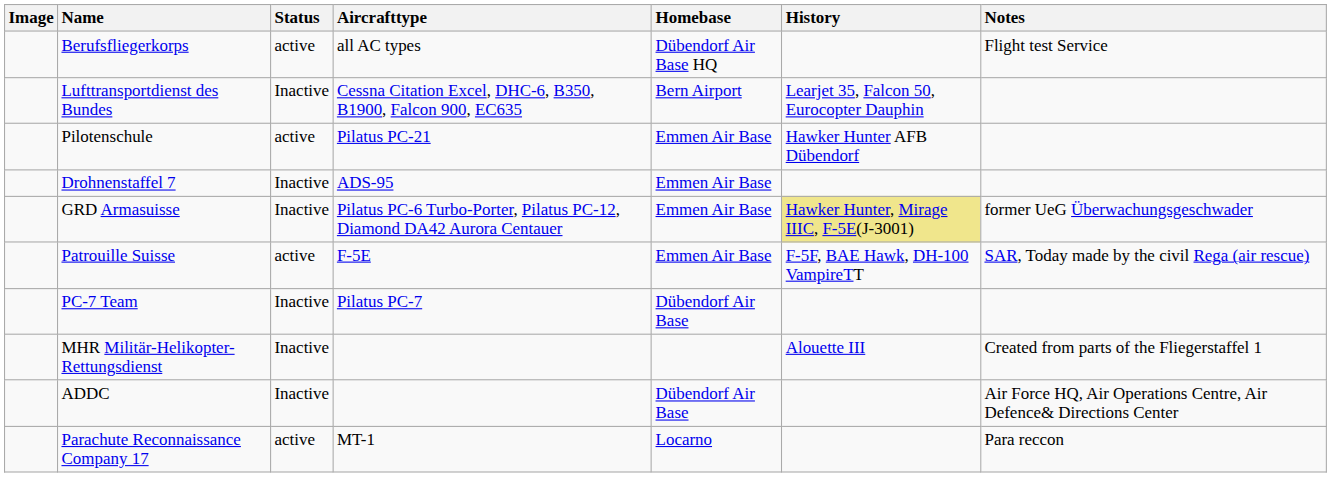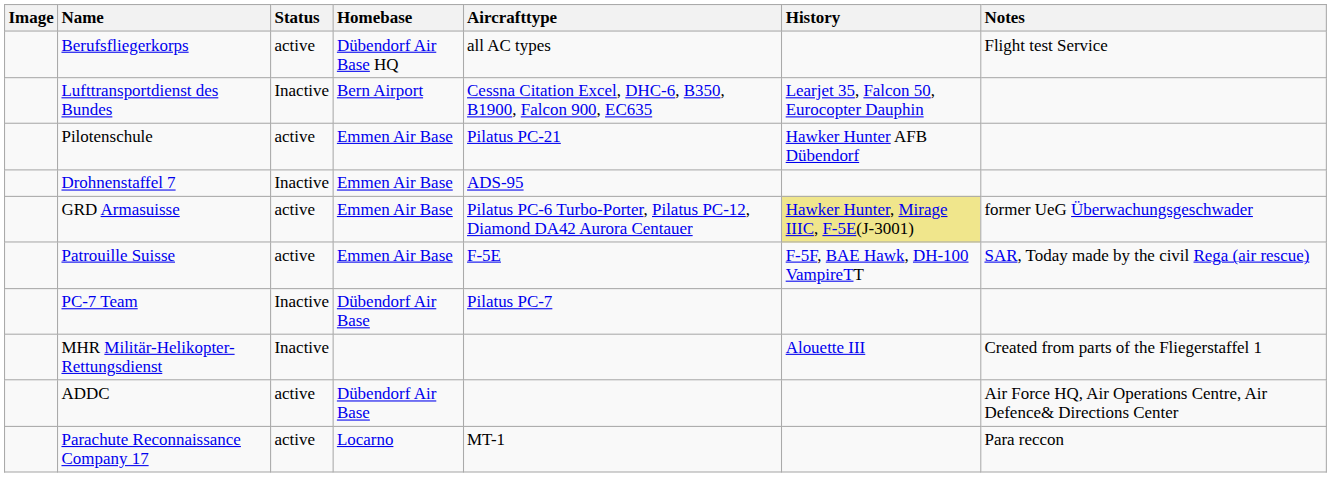columns swapped: (693, 17) <-> (382, 17)
(302, 209) Inactive -> (295, 209) active
(302, 393) Inactive -> (295, 393) active
